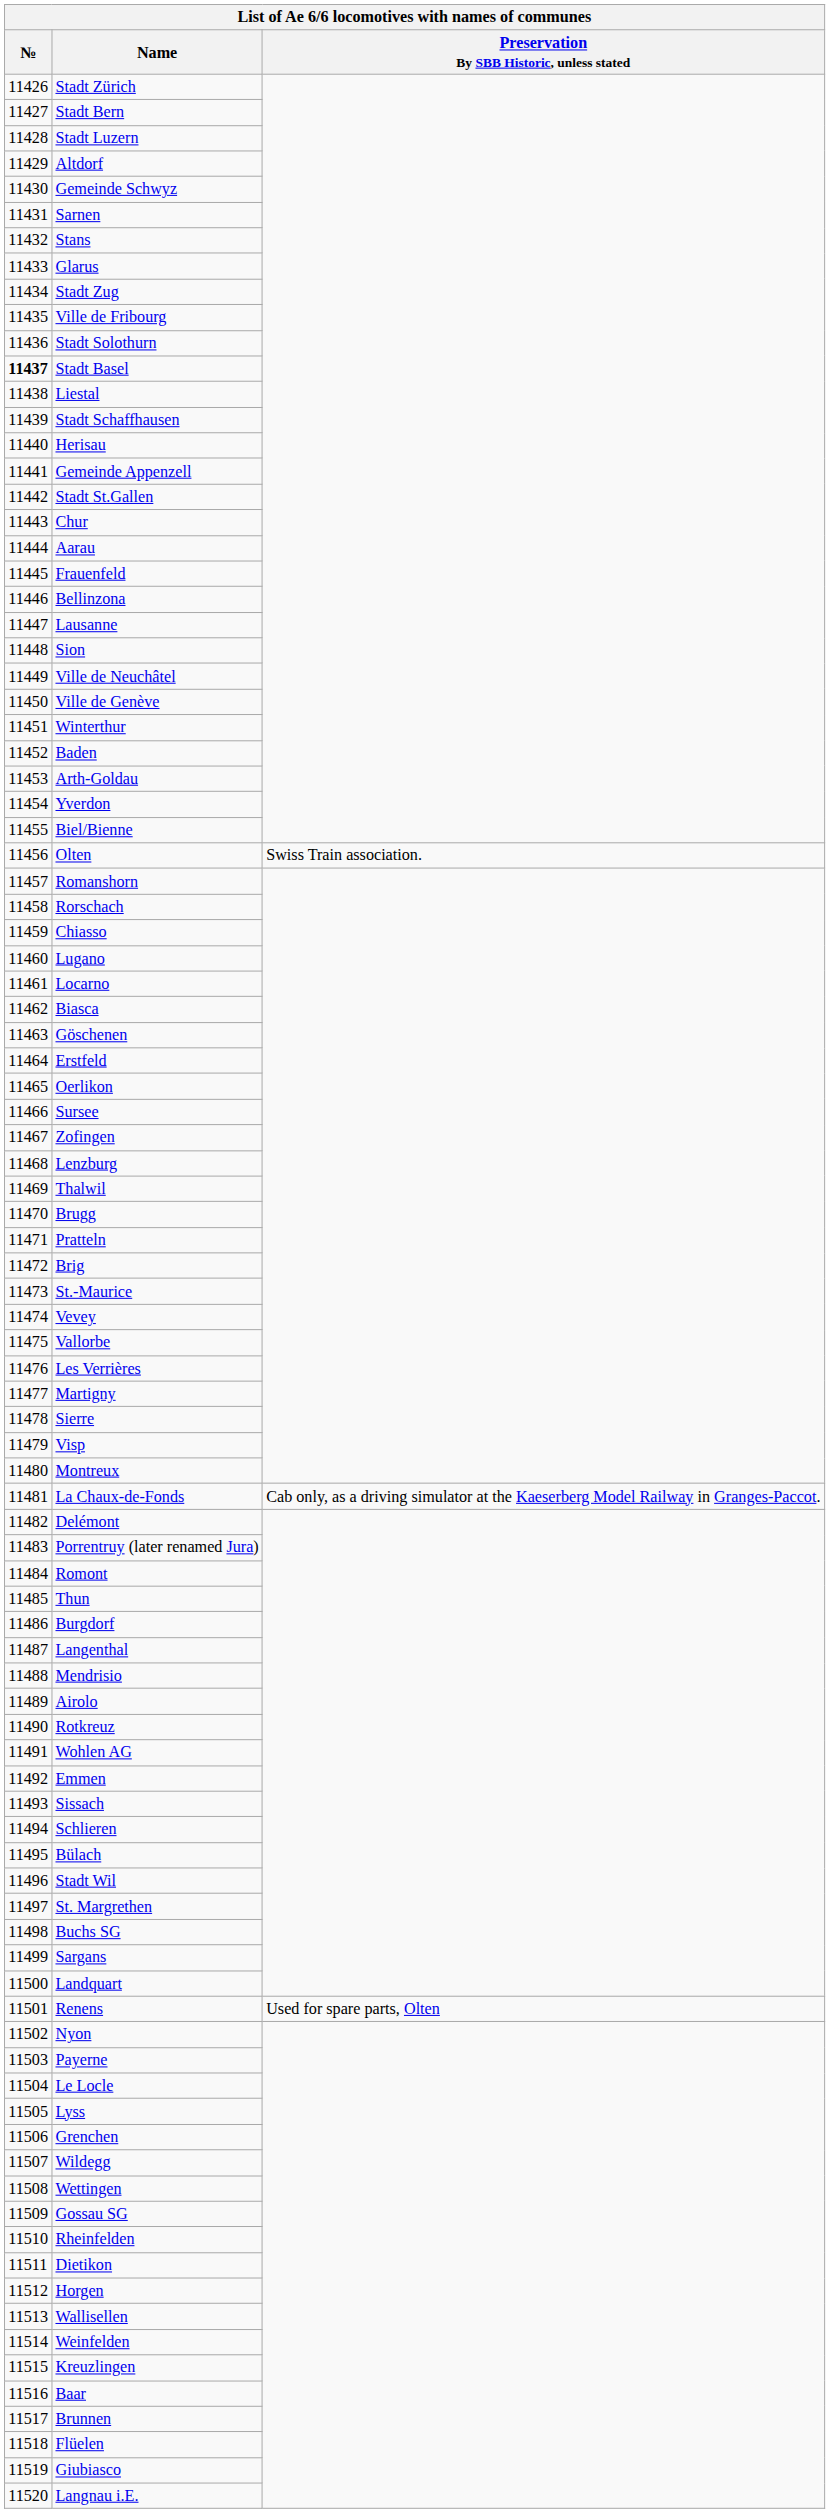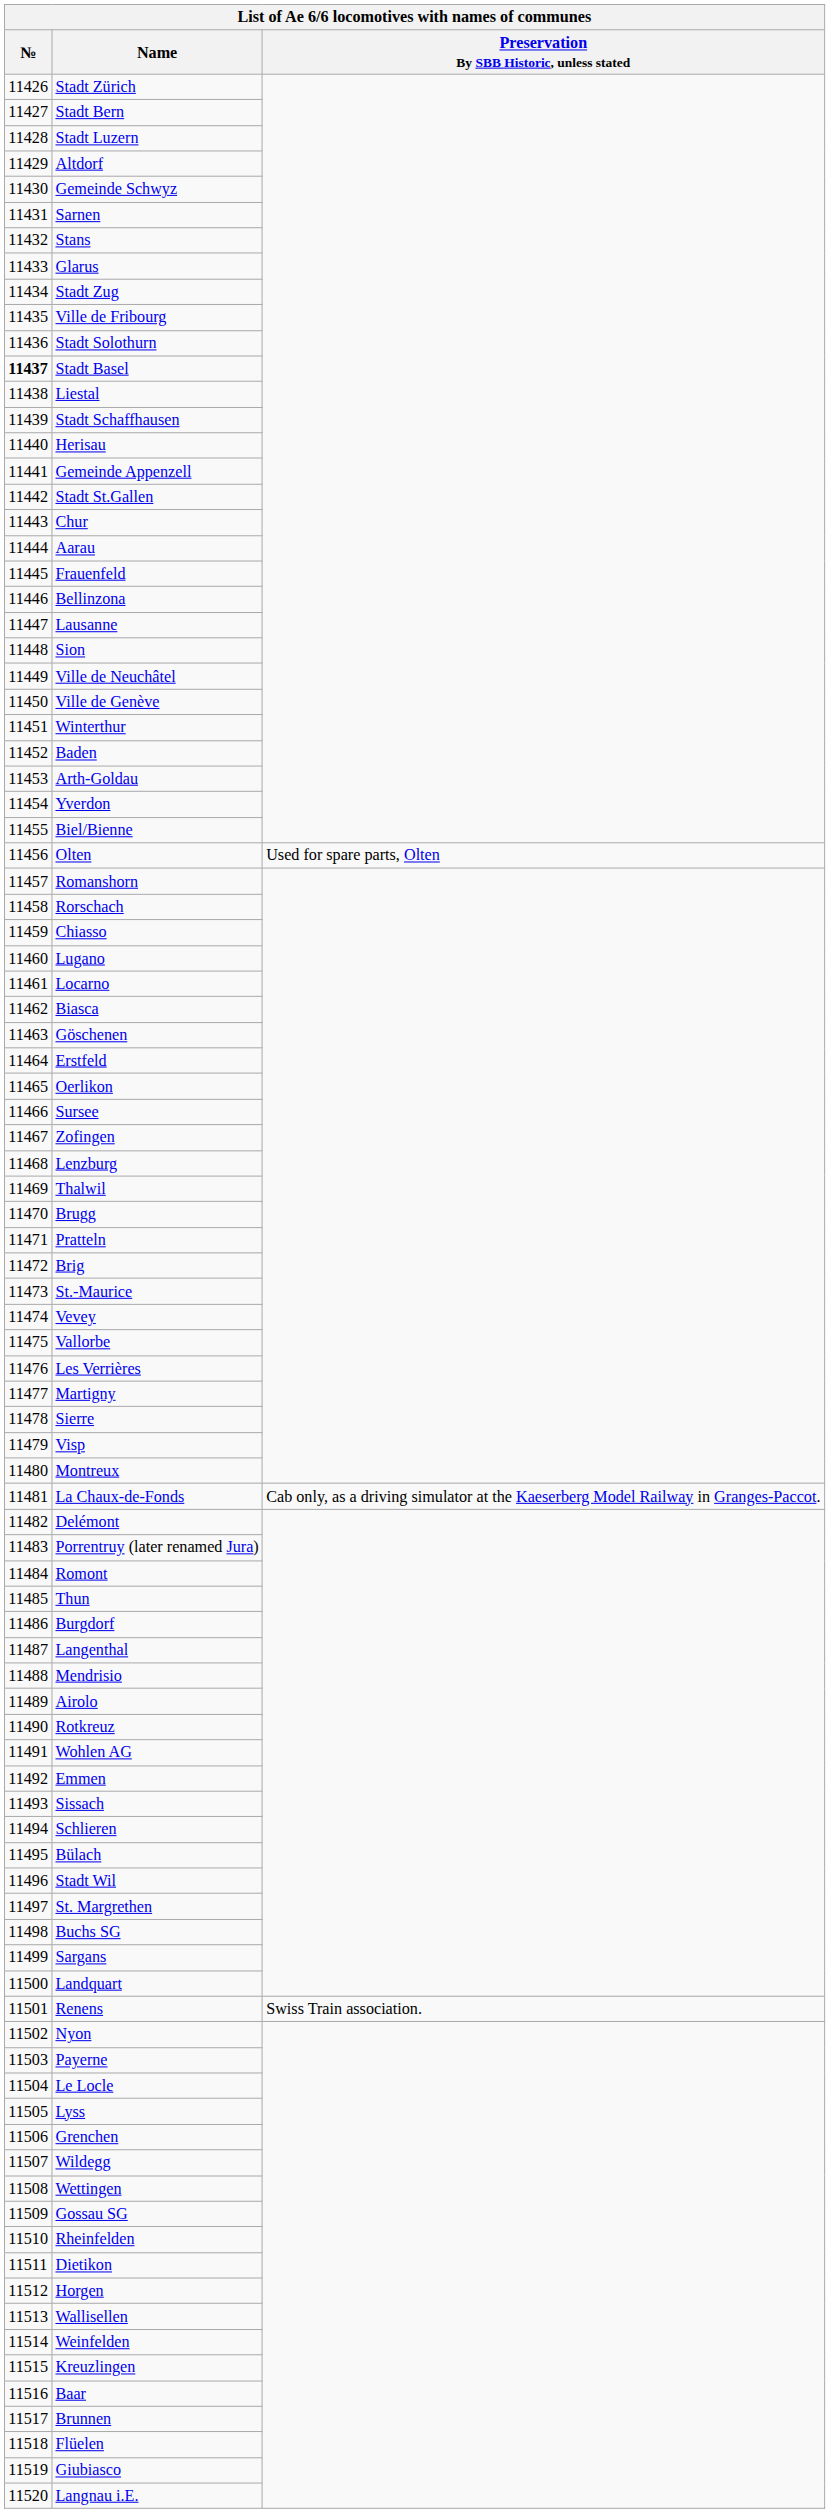(344, 855) Swiss Train association. -> (353, 855) Used for spare parts, Olten
(353, 2008) Used for spare parts, Olten -> (344, 2008) Swiss Train association.
